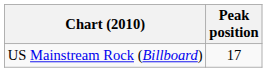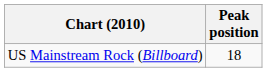(234, 55) 17 -> (234, 55) 18
